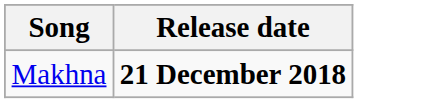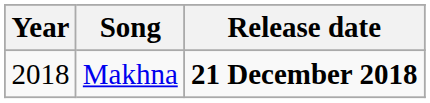+ column: (41, 27)
